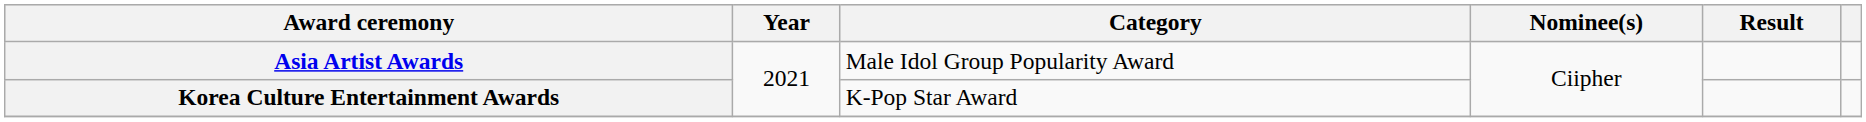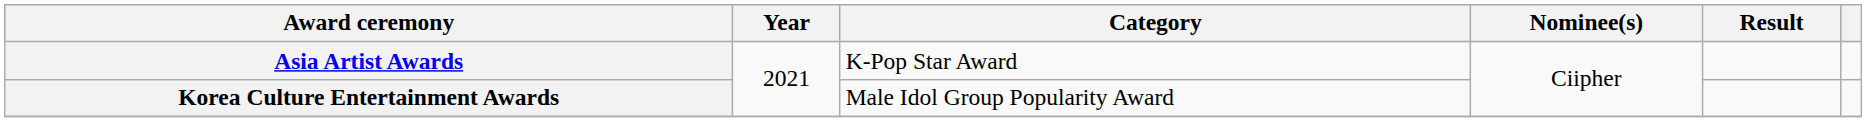(1010, 60) Male Idol Group Popularity Award -> (931, 60) K-Pop Star Award
(931, 97) K-Pop Star Award -> (1010, 97) Male Idol Group Popularity Award
